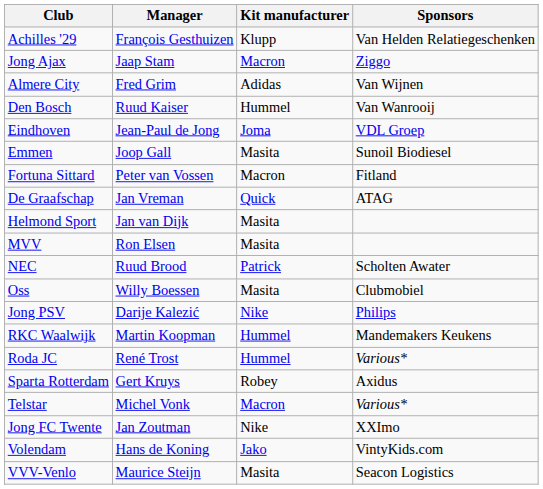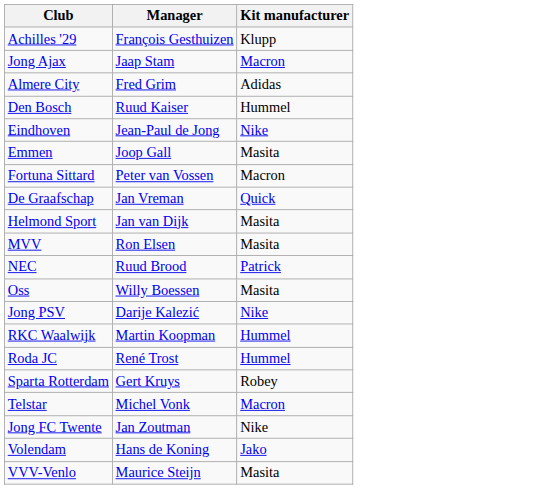- column: (445, 15)
(255, 130) Joma -> (254, 130) Nike
